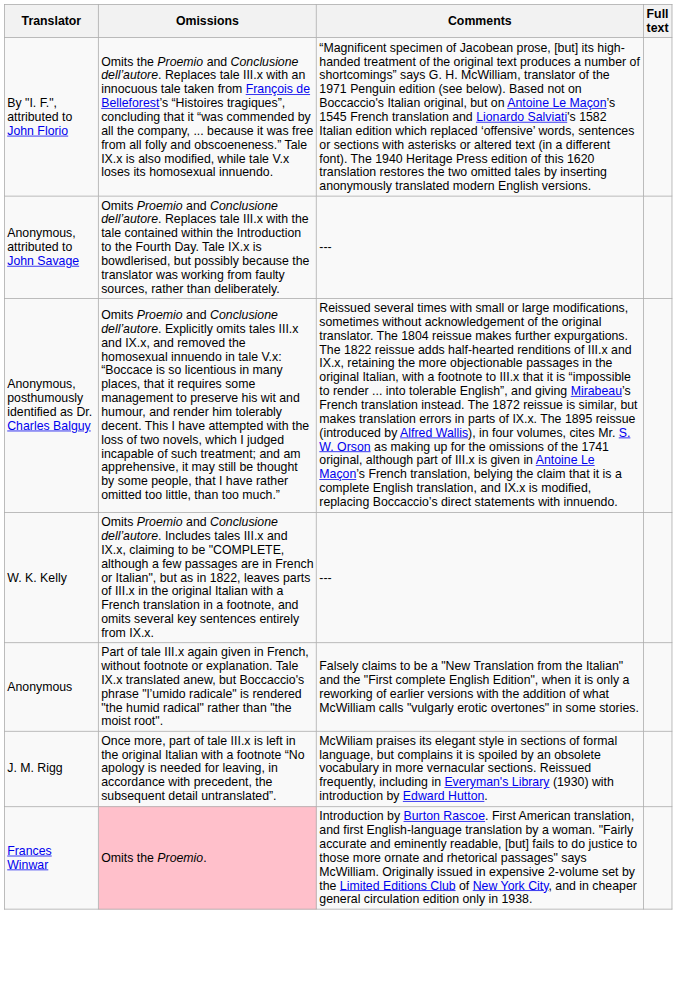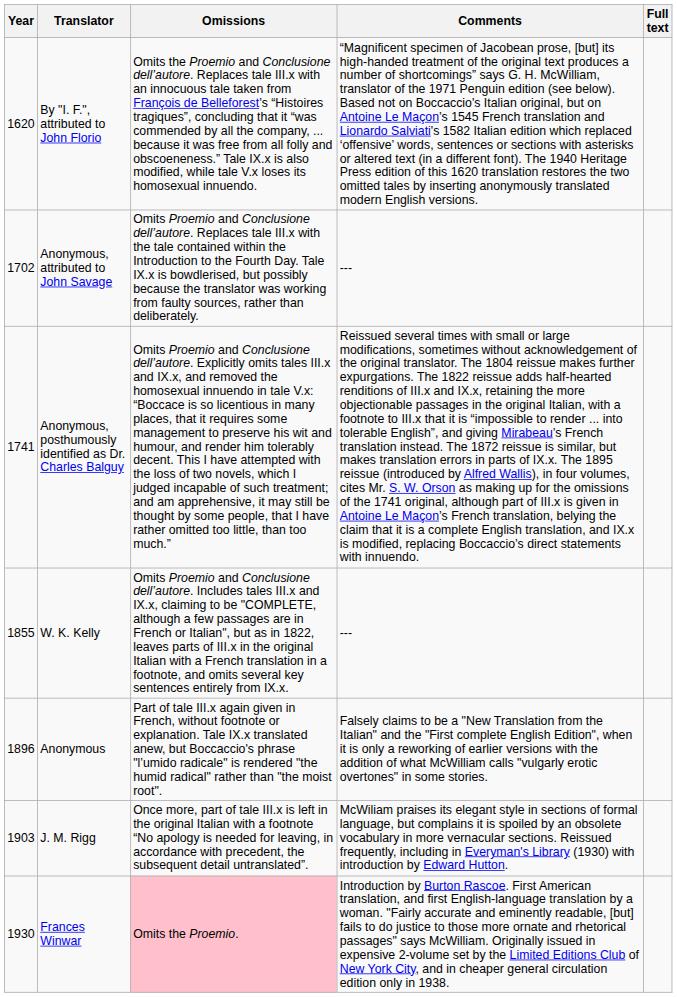+ column: (21, 21)
